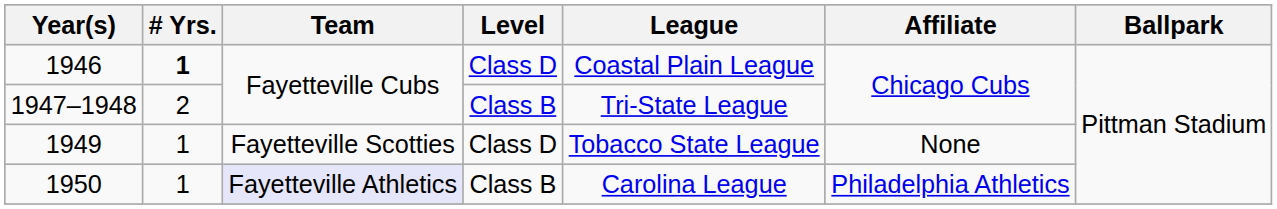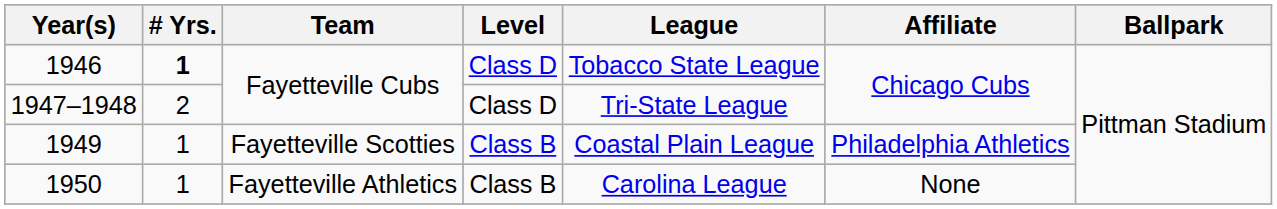(694, 65) Coastal Plain League -> (694, 65) Tobacco State League
(513, 105) Class B -> (513, 105) Class D
(513, 145) Class D -> (513, 145) Class B
(694, 145) Tobacco State League -> (694, 145) Coastal Plain League
(950, 145) None -> (950, 145) Philadelphia Athletics
(343, 185) lavender background -> (343, 185) no background
(950, 185) Philadelphia Athletics -> (950, 185) None
